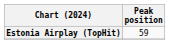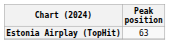(144, 33) 59 -> (144, 33) 63
